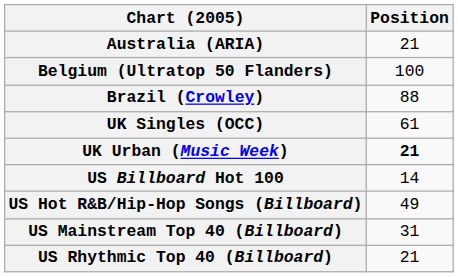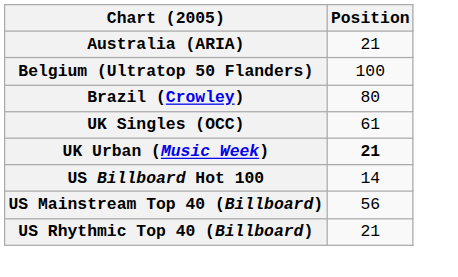(410, 98) 88 -> (370, 98) 80
- row: (185, 205)
(410, 232) 31 -> (370, 205) 56
